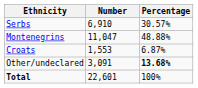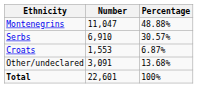rows swapped: (35, 37) <-> (18, 24)
(156, 63) bold -> (156, 63) normal
